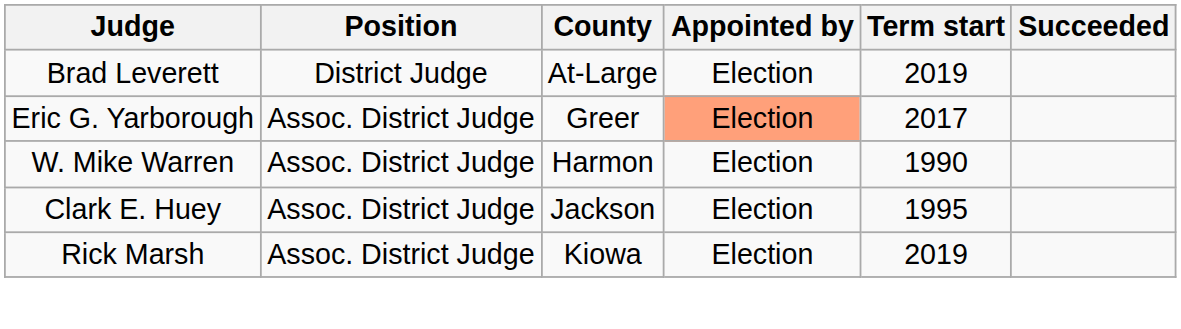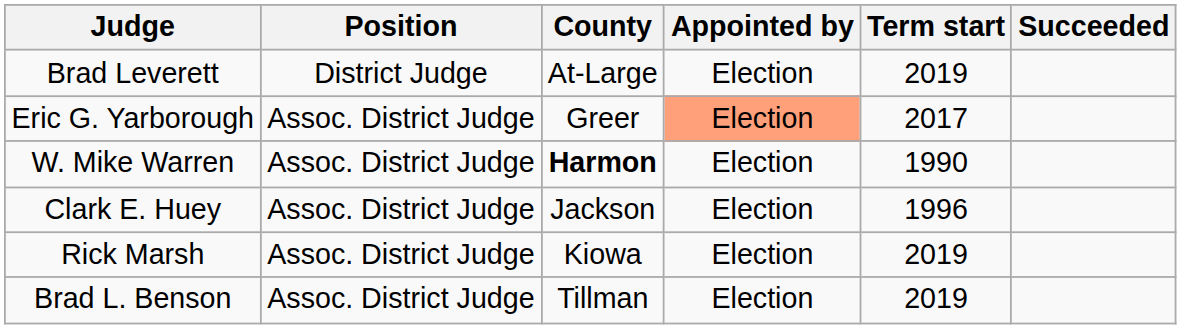(603, 163) normal -> (603, 163) bold
(936, 208) 1995 -> (936, 208) 1996
+ row: (133, 299)
